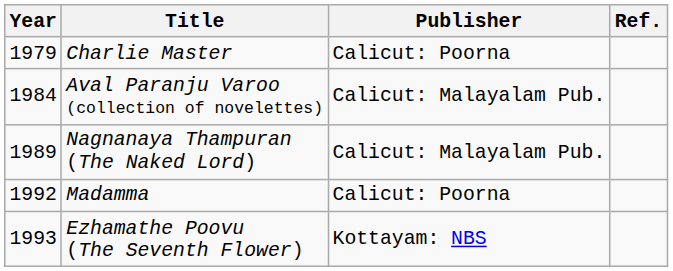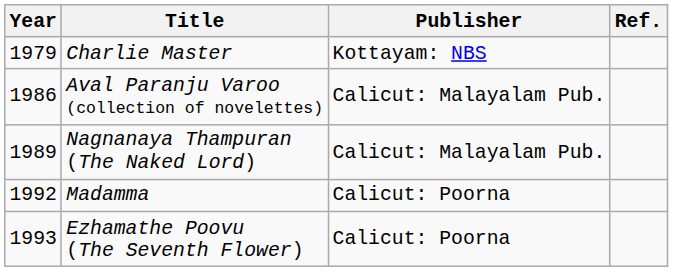(421, 53) Calicut: Poorna -> (410, 53) Kottayam: NBS
(33, 97) 1984 -> (33, 97) 1986
(410, 239) Kottayam: NBS -> (421, 239) Calicut: Poorna
